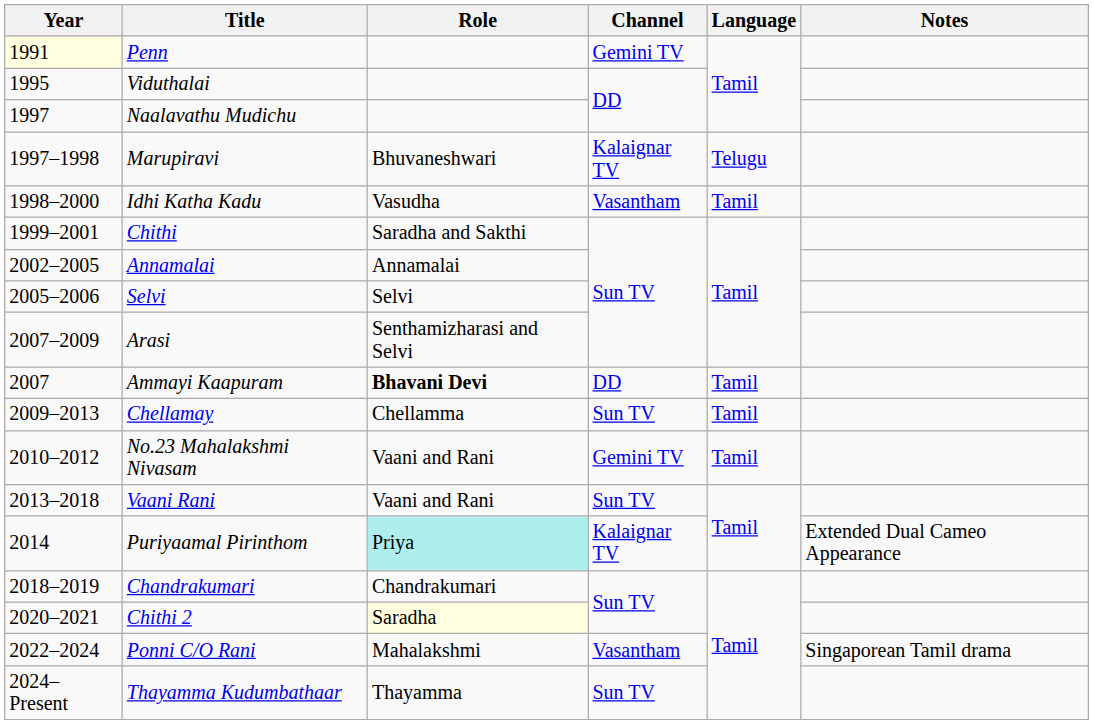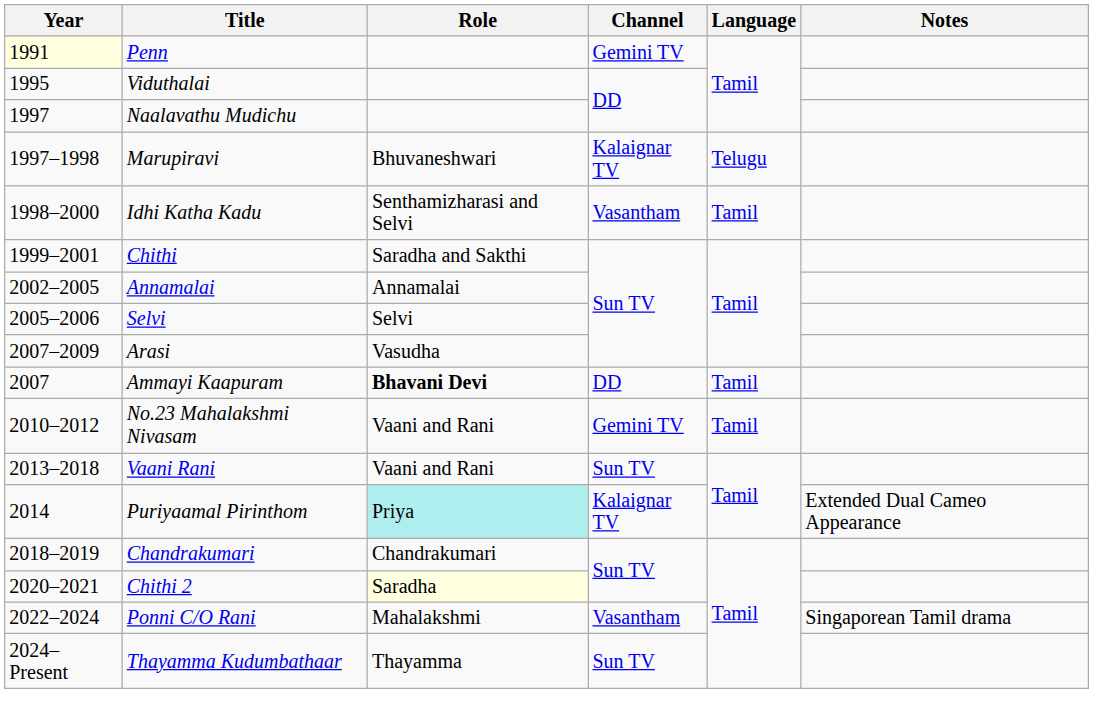(406, 201) Vasudha -> (455, 212) Senthamizharasi and Selvi
(455, 339) Senthamizharasi and Selvi -> (406, 350) Vasudha
- row: (170, 414)
